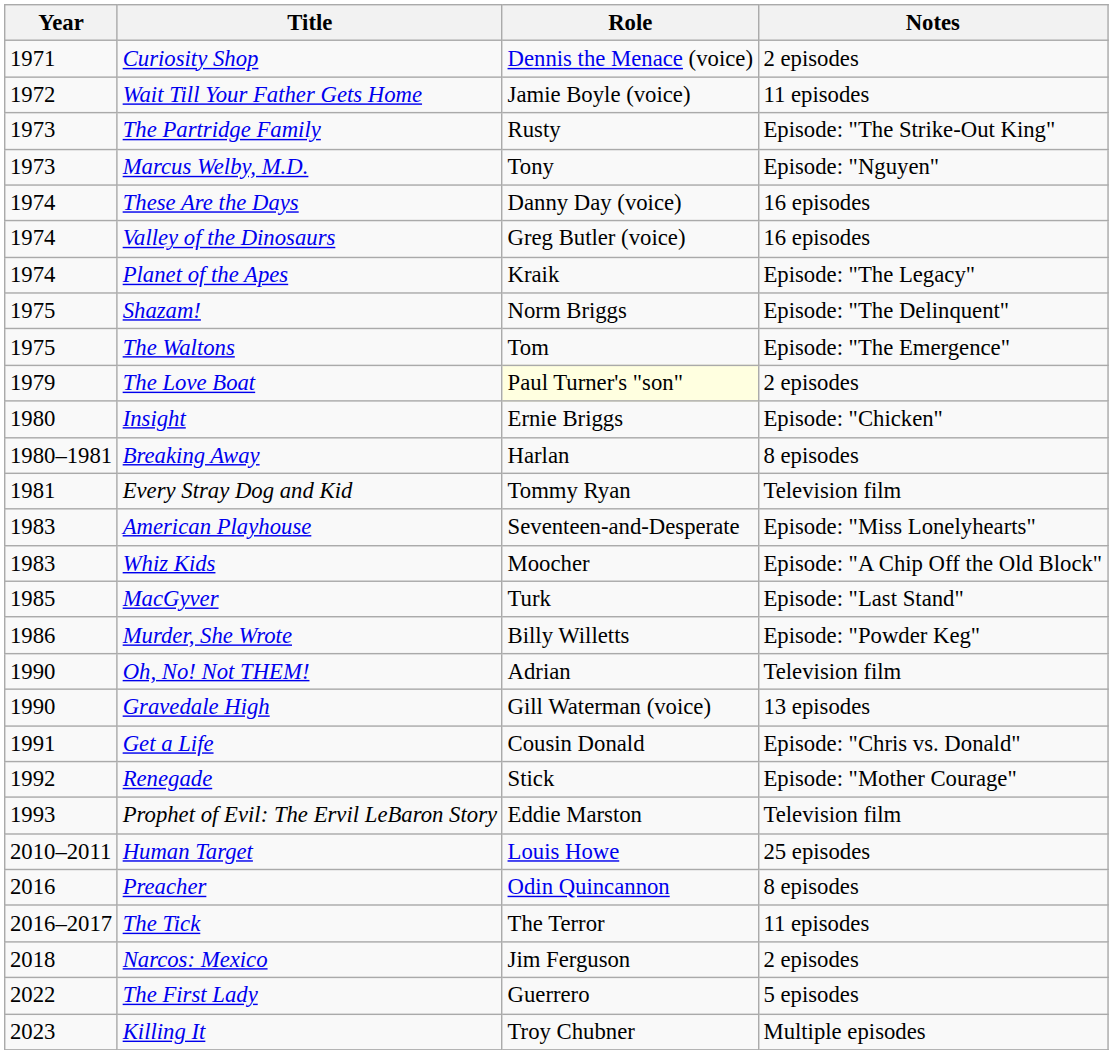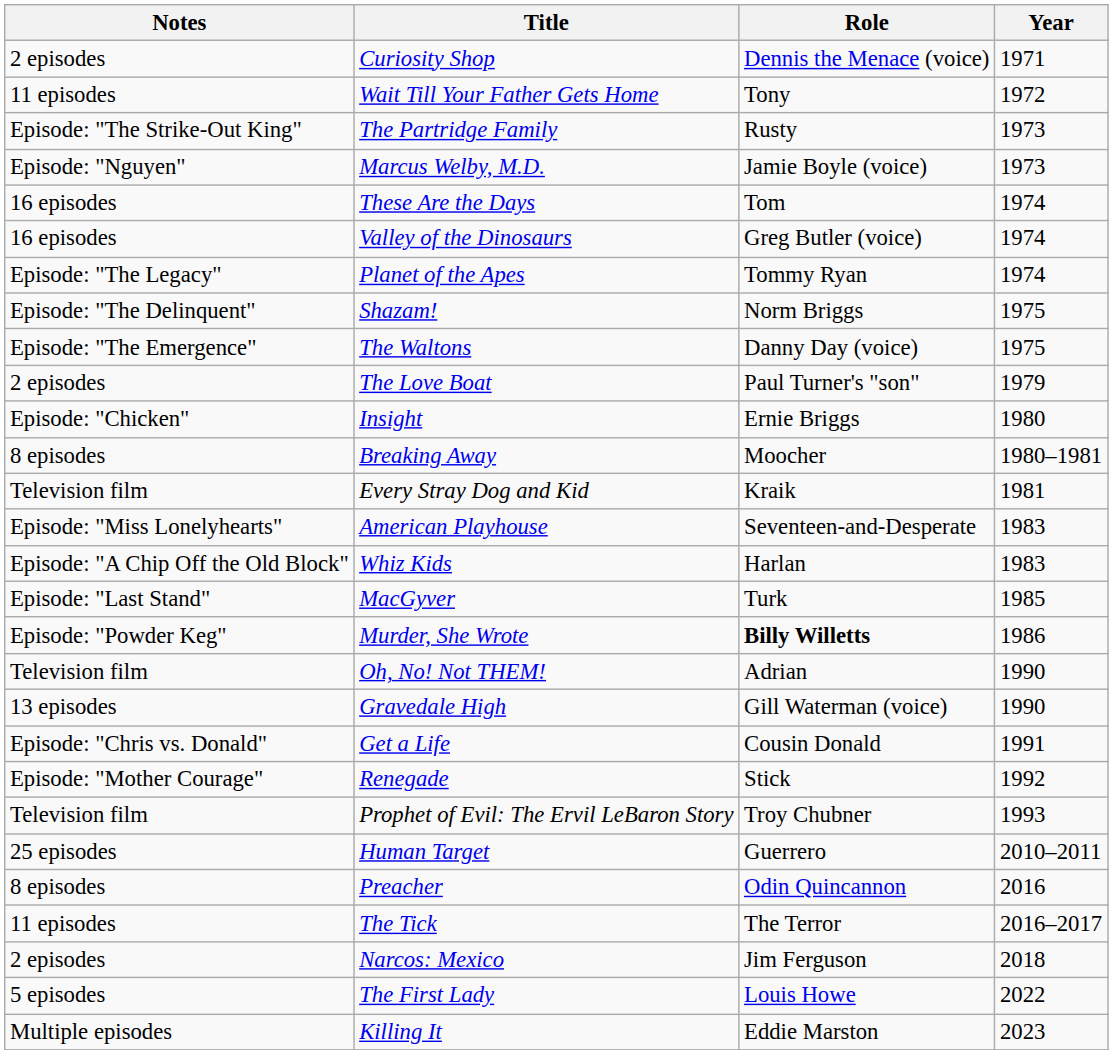columns swapped: (61, 22) <-> (933, 22)
(599, 94) Jamie Boyle (voice) -> (767, 94) Tony
(531, 166) Tony -> (835, 166) Jamie Boyle (voice)
(595, 202) Danny Day (voice) -> (765, 202) Tom
(533, 274) Kraik -> (806, 274) Tommy Ryan
(528, 346) Tom -> (831, 346) Danny Day (voice)
(595, 382) lightyellow background -> (832, 382) no background
(538, 454) Harlan -> (785, 454) Moocher
(569, 490) Tommy Ryan -> (770, 490) Kraik
(549, 563) Moocher -> (775, 563) Harlan
(568, 635) normal -> (807, 635) bold
(575, 815) Eddie Marston -> (808, 815) Troy Chubner
(563, 851) Louis Howe -> (785, 851) Guerrero
(549, 995) Guerrero -> (800, 995) Louis Howe
(571, 1031) Troy Chubner -> (811, 1031) Eddie Marston
